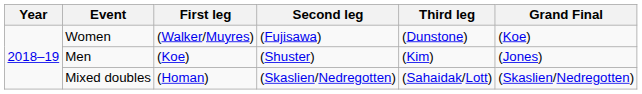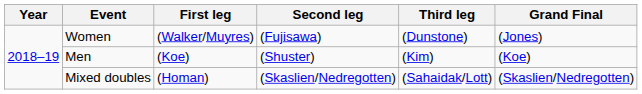(514, 36) (Koe) -> (520, 36) (Jones)
(520, 57) (Jones) -> (514, 57) (Koe)
